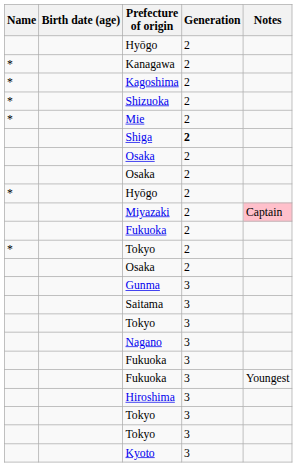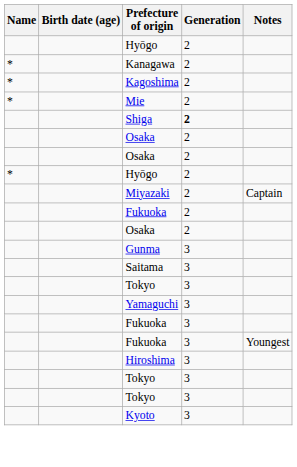- row: (10, 100)
(264, 212) pink background -> (264, 193) no background
- row: (10, 249)
- row: (22, 342)
+ row: (22, 305)
